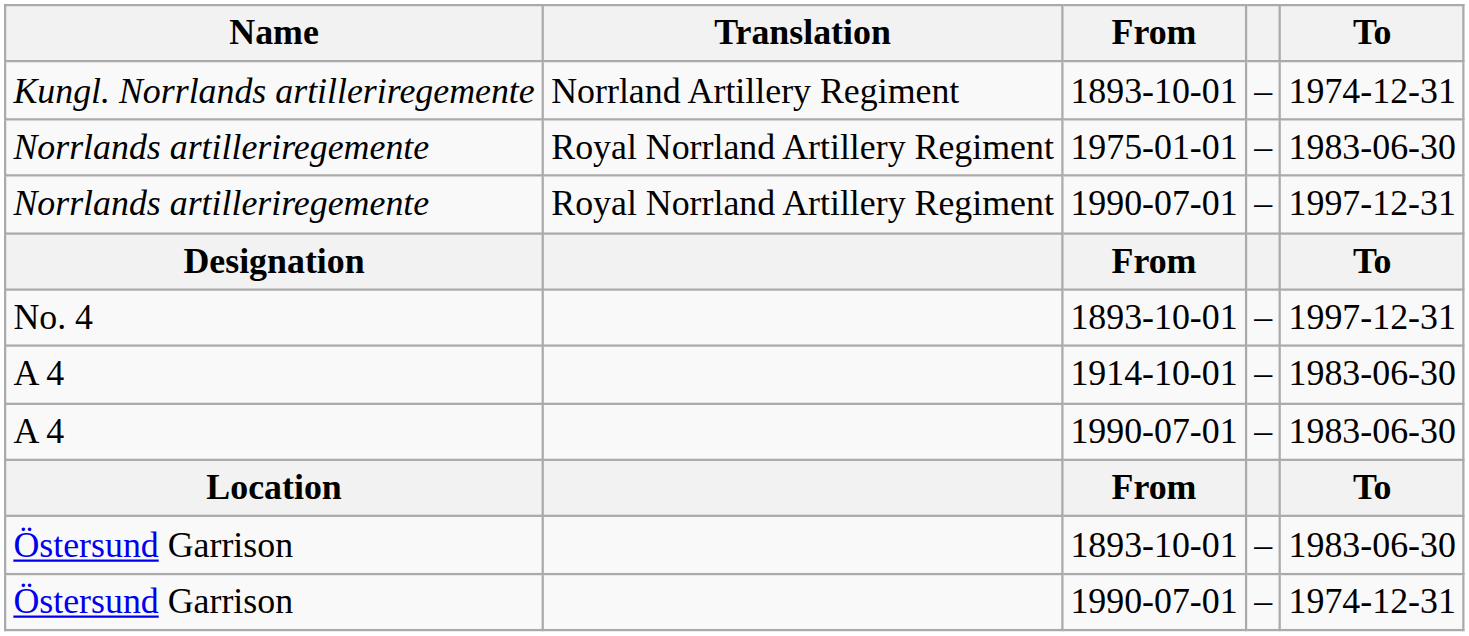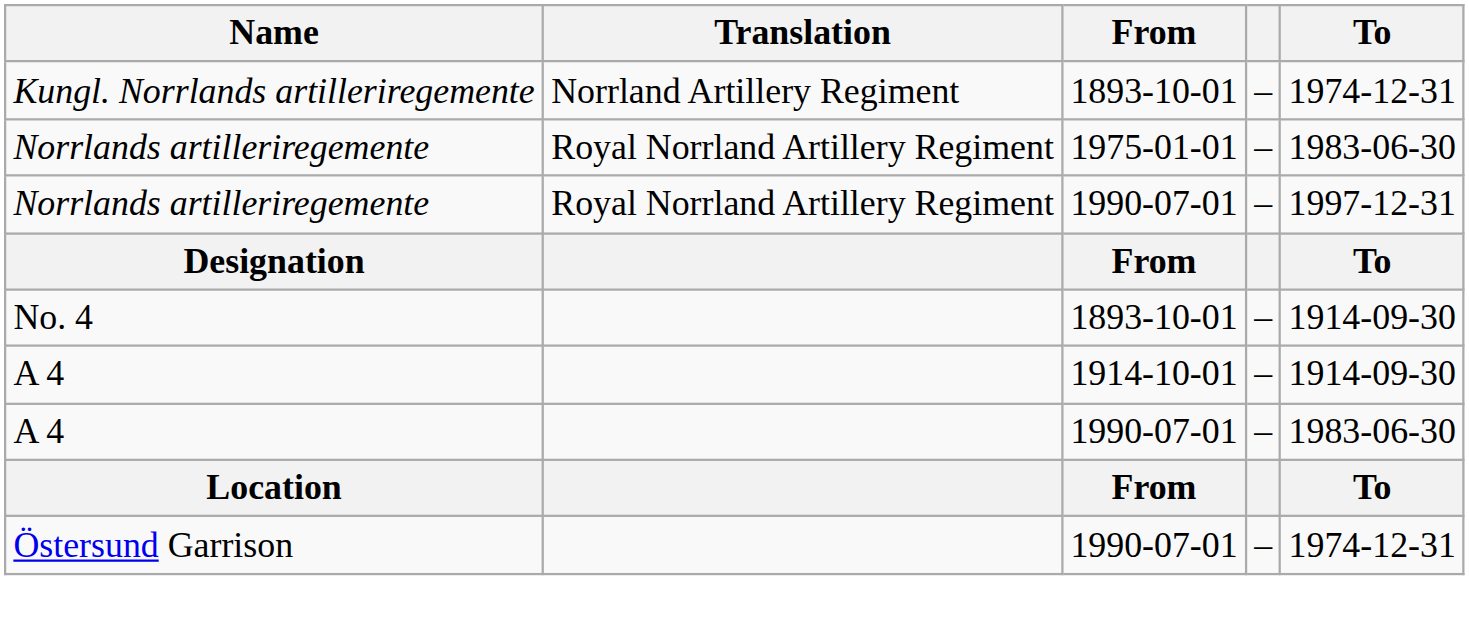(1372, 317) 1997-12-31 -> (1372, 317) 1914-09-30
(1372, 373) 1983-06-30 -> (1372, 373) 1914-09-30
- row: (153, 544)
